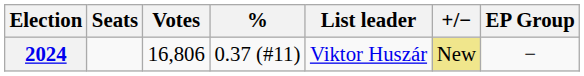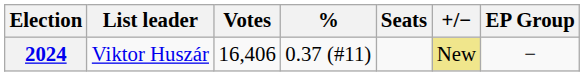columns swapped: (368, 20) <-> (115, 20)
(176, 53) 16,806 -> (247, 53) 16,406
